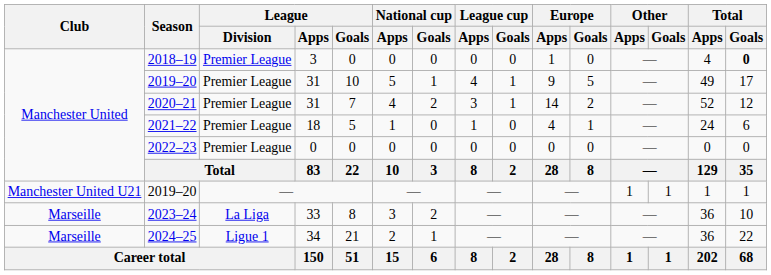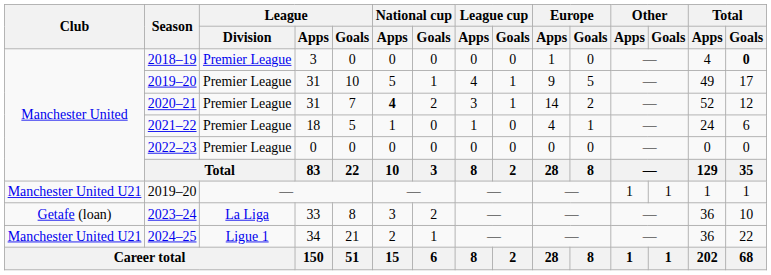(392, 103) normal -> (392, 103) bold
(75, 214) Marseille -> (75, 214) Getafe (loan)
(75, 236) Marseille -> (75, 236) Manchester United U21
